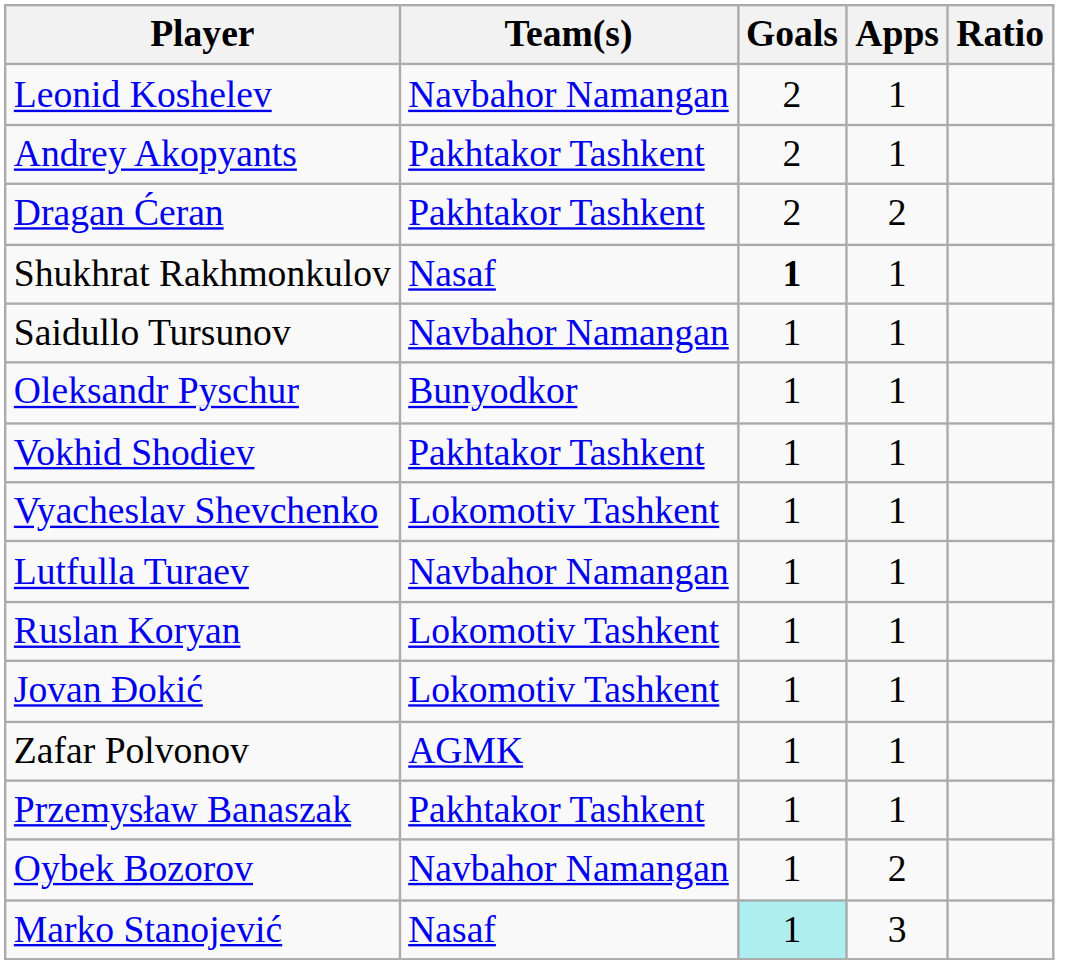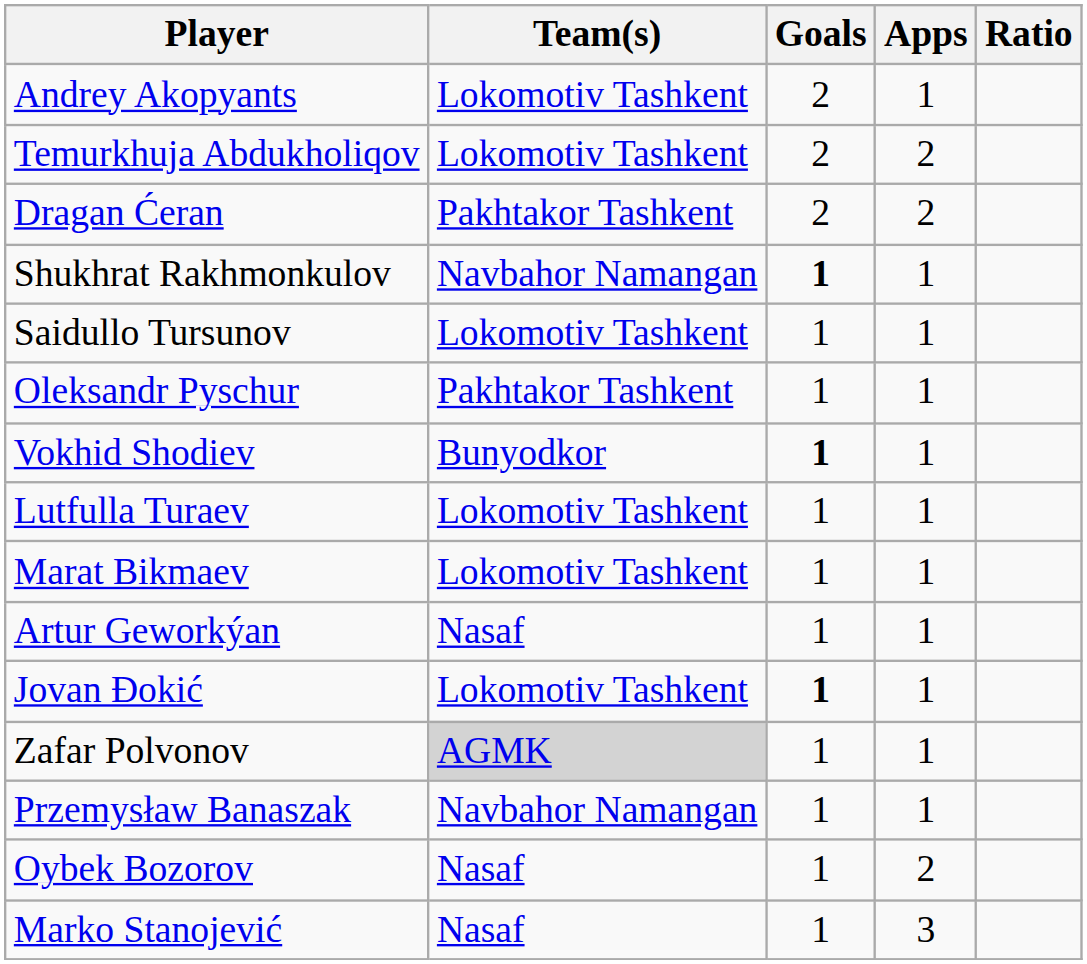- row: (143, 93)
(556, 153) Pakhtakor Tashkent -> (592, 93) Lokomotiv Tashkent
+ row: (217, 153)
(452, 272) Nasaf -> (597, 272) Navbahor Namangan
(568, 332) Navbahor Namangan -> (592, 332) Lokomotiv Tashkent
(493, 392) Bunyodkor -> (585, 392) Pakhtakor Tashkent
(556, 451) Pakhtakor Tashkent -> (521, 451) Bunyodkor
(792, 451) normal -> (821, 451) bold
- row: (196, 511)
(568, 570) Navbahor Namangan -> (592, 511) Lokomotiv Tashkent
- row: (127, 630)
+ row: (131, 570)
+ row: (147, 630)
(792, 690) normal -> (821, 690) bold
(466, 749) no background -> (494, 749) lightgrey background
(556, 809) Pakhtakor Tashkent -> (597, 809) Navbahor Namangan
(568, 869) Navbahor Namangan -> (481, 869) Nasaf
(792, 928) paleturquoise background -> (821, 928) no background
